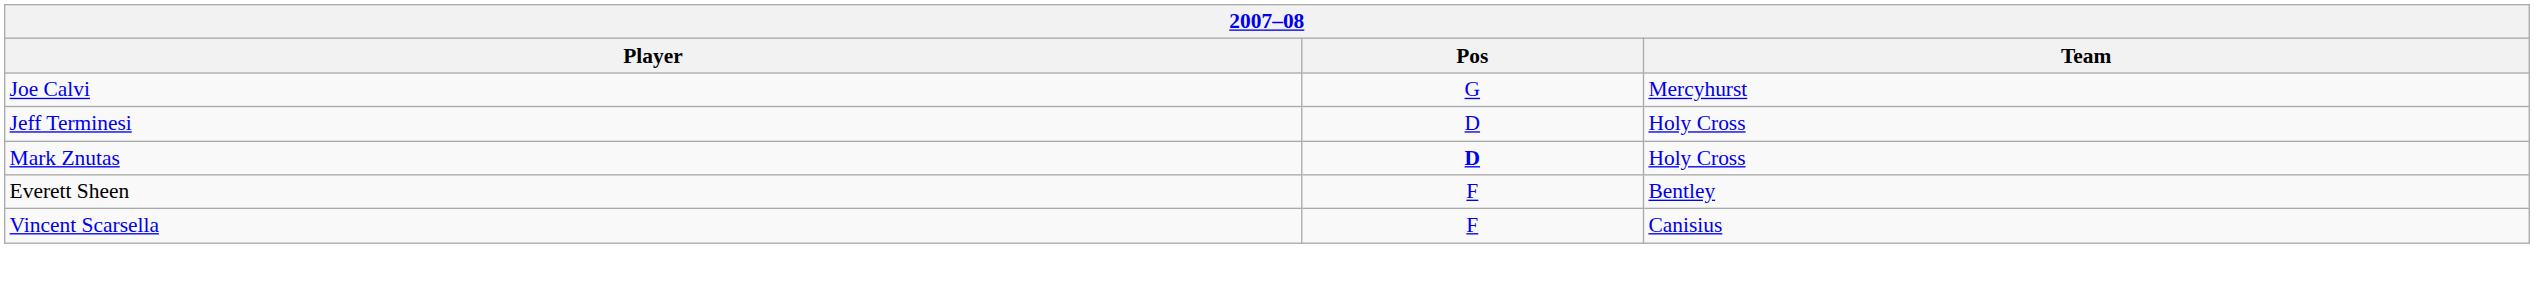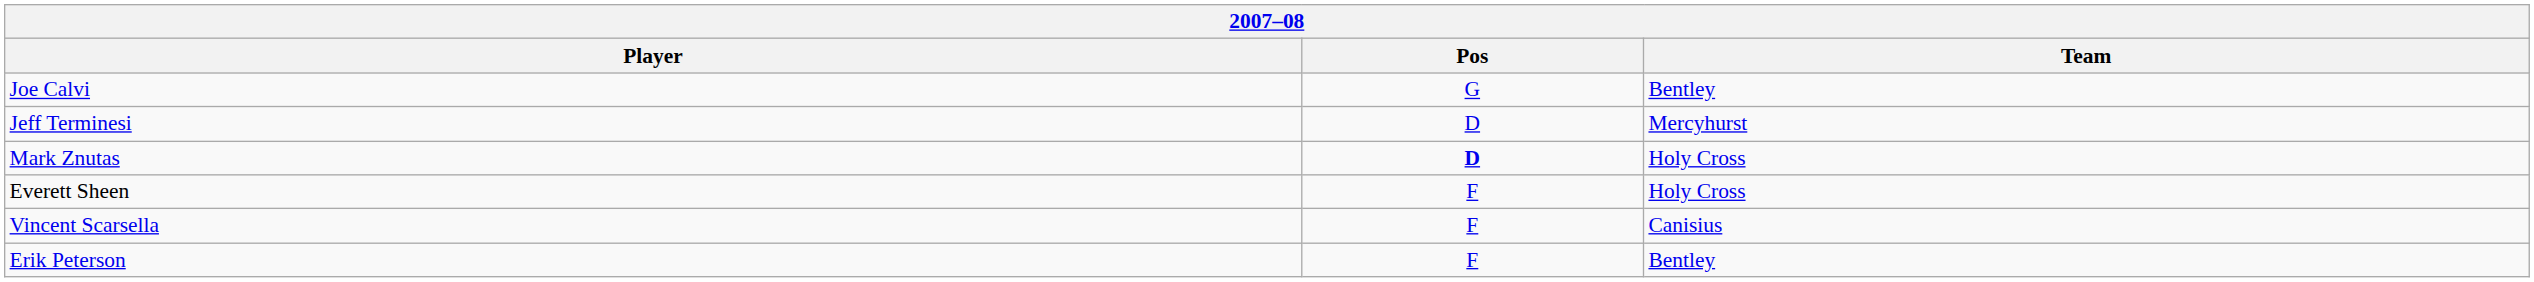(1698, 89) Mercyhurst -> (1682, 89) Bentley
(1697, 123) Holy Cross -> (1698, 123) Mercyhurst
(1682, 191) Bentley -> (1697, 191) Holy Cross
+ row: (68, 259)
